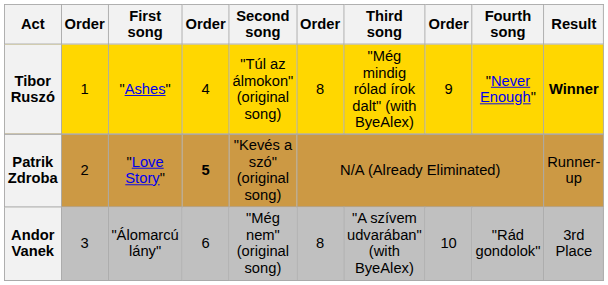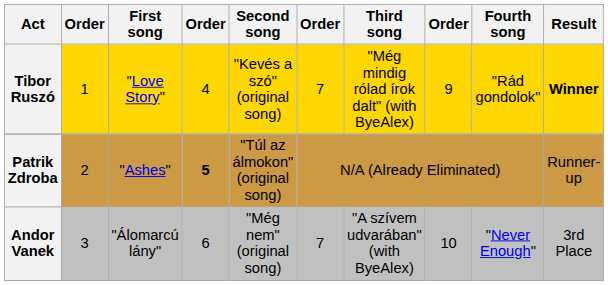(145, 89) "Ashes" -> (145, 89) "Love Story"
(263, 89) "Túl az álmokon" (original song) -> (263, 89) "Kevés a szó" (original song)
(320, 89) 8 -> (320, 89) 7
(508, 89) "Never Enough" -> (508, 89) "Rád gondolok"
(145, 170) "Love Story" -> (145, 170) "Ashes"
(263, 170) "Kevés a szó" (original song) -> (263, 170) "Túl az álmokon" (original song)
(320, 243) 8 -> (320, 243) 7
(508, 243) "Rád gondolok" -> (508, 243) "Never Enough"
